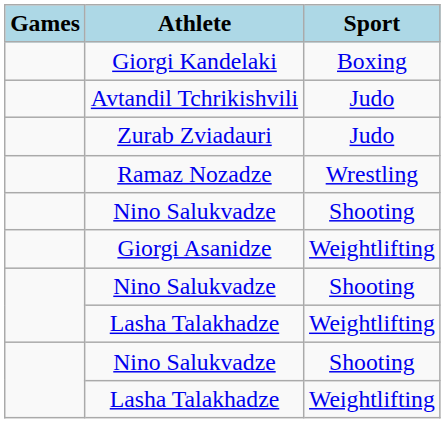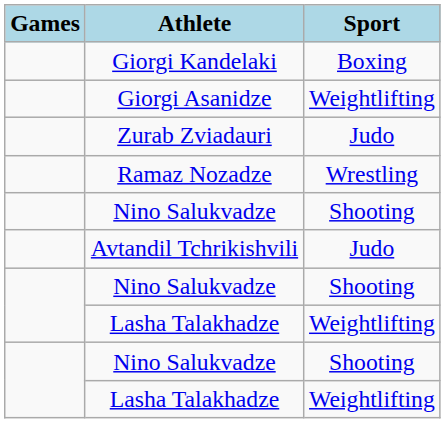rows swapped: (194, 248) <-> (194, 98)
